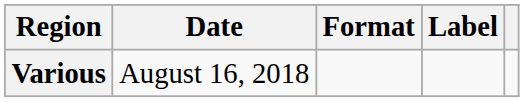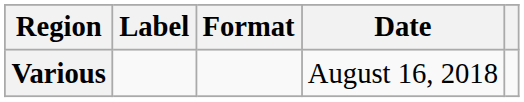columns swapped: (214, 27) <-> (463, 27)
